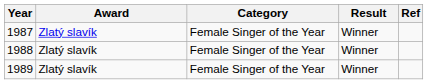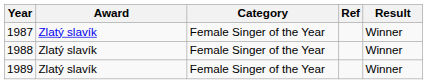columns swapped: (369, 13) <-> (411, 13)
